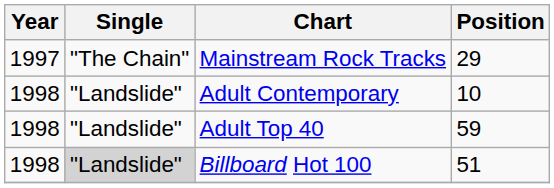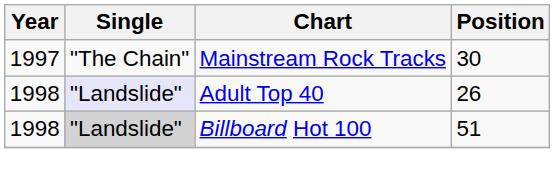(469, 57) 29 -> (469, 57) 30
- row: (299, 93)
(126, 128) no background -> (126, 93) lavender background
(469, 128) 59 -> (469, 93) 26
